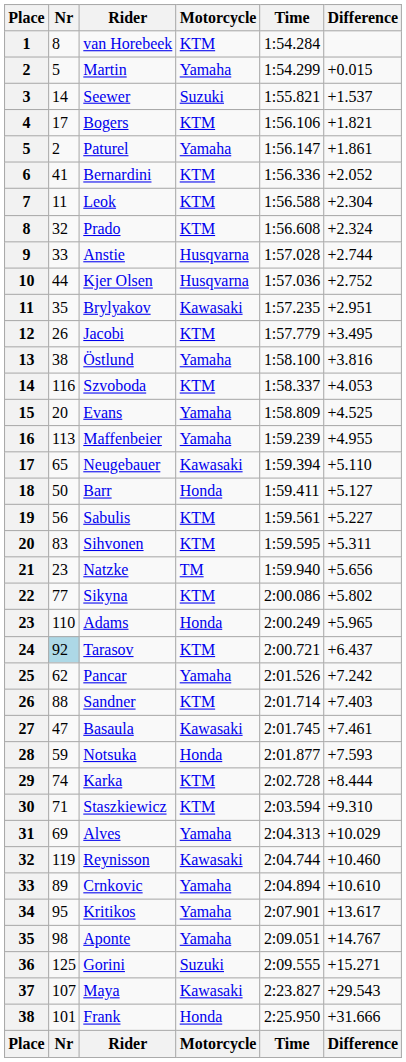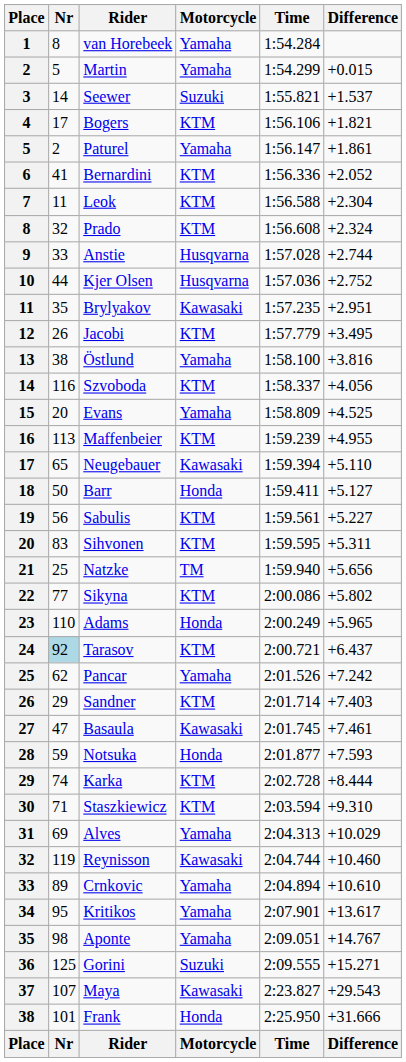(197, 44) KTM -> (205, 44) Yamaha
(350, 386) +4.053 -> (350, 386) +4.056
(205, 438) Yamaha -> (197, 438) KTM
(60, 570) 23 -> (60, 570) 25
(60, 702) 88 -> (60, 702) 29
